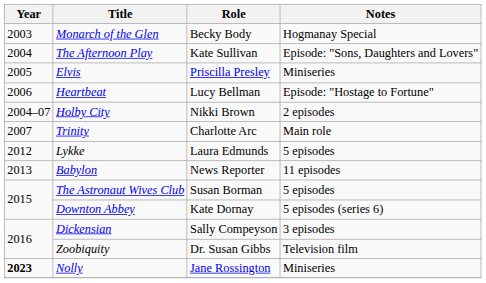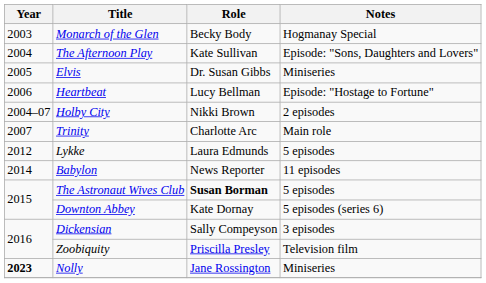(230, 72) Priscilla Presley -> (230, 72) Dr. Susan Gibbs
(20, 170) 2013 -> (20, 170) 2014
(226, 190) normal -> (229, 190) bold
(230, 248) Dr. Susan Gibbs -> (230, 248) Priscilla Presley
